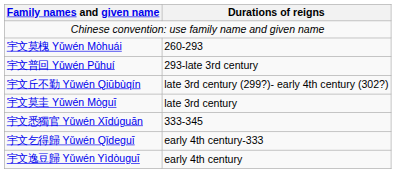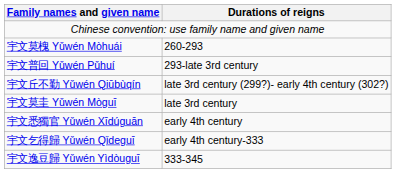(184, 122) 333-345 -> (203, 122) early 4th century
(203, 159) early 4th century -> (184, 159) 333-345
